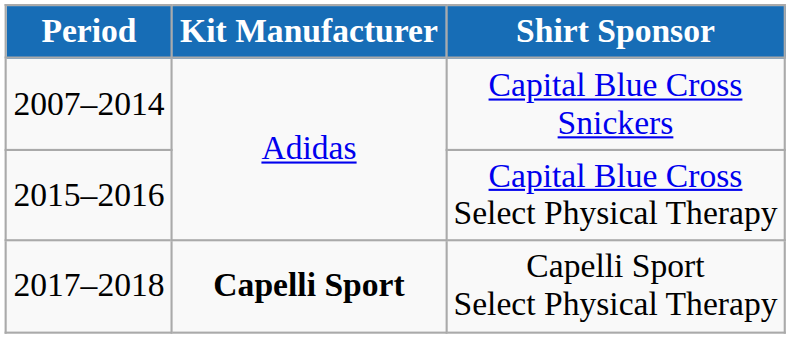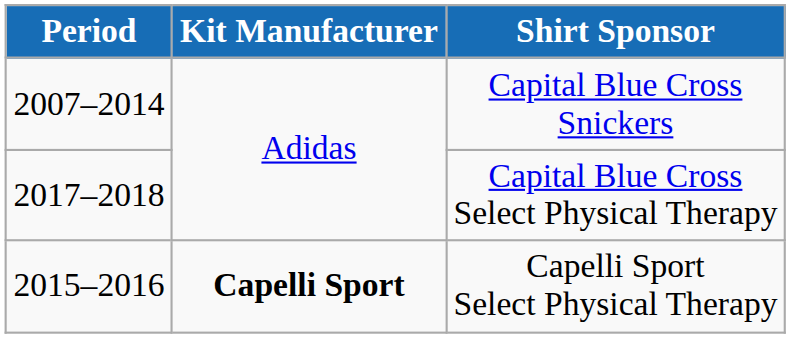(89, 194) 2015–2016 -> (89, 194) 2017–2018
(89, 285) 2017–2018 -> (89, 285) 2015–2016
